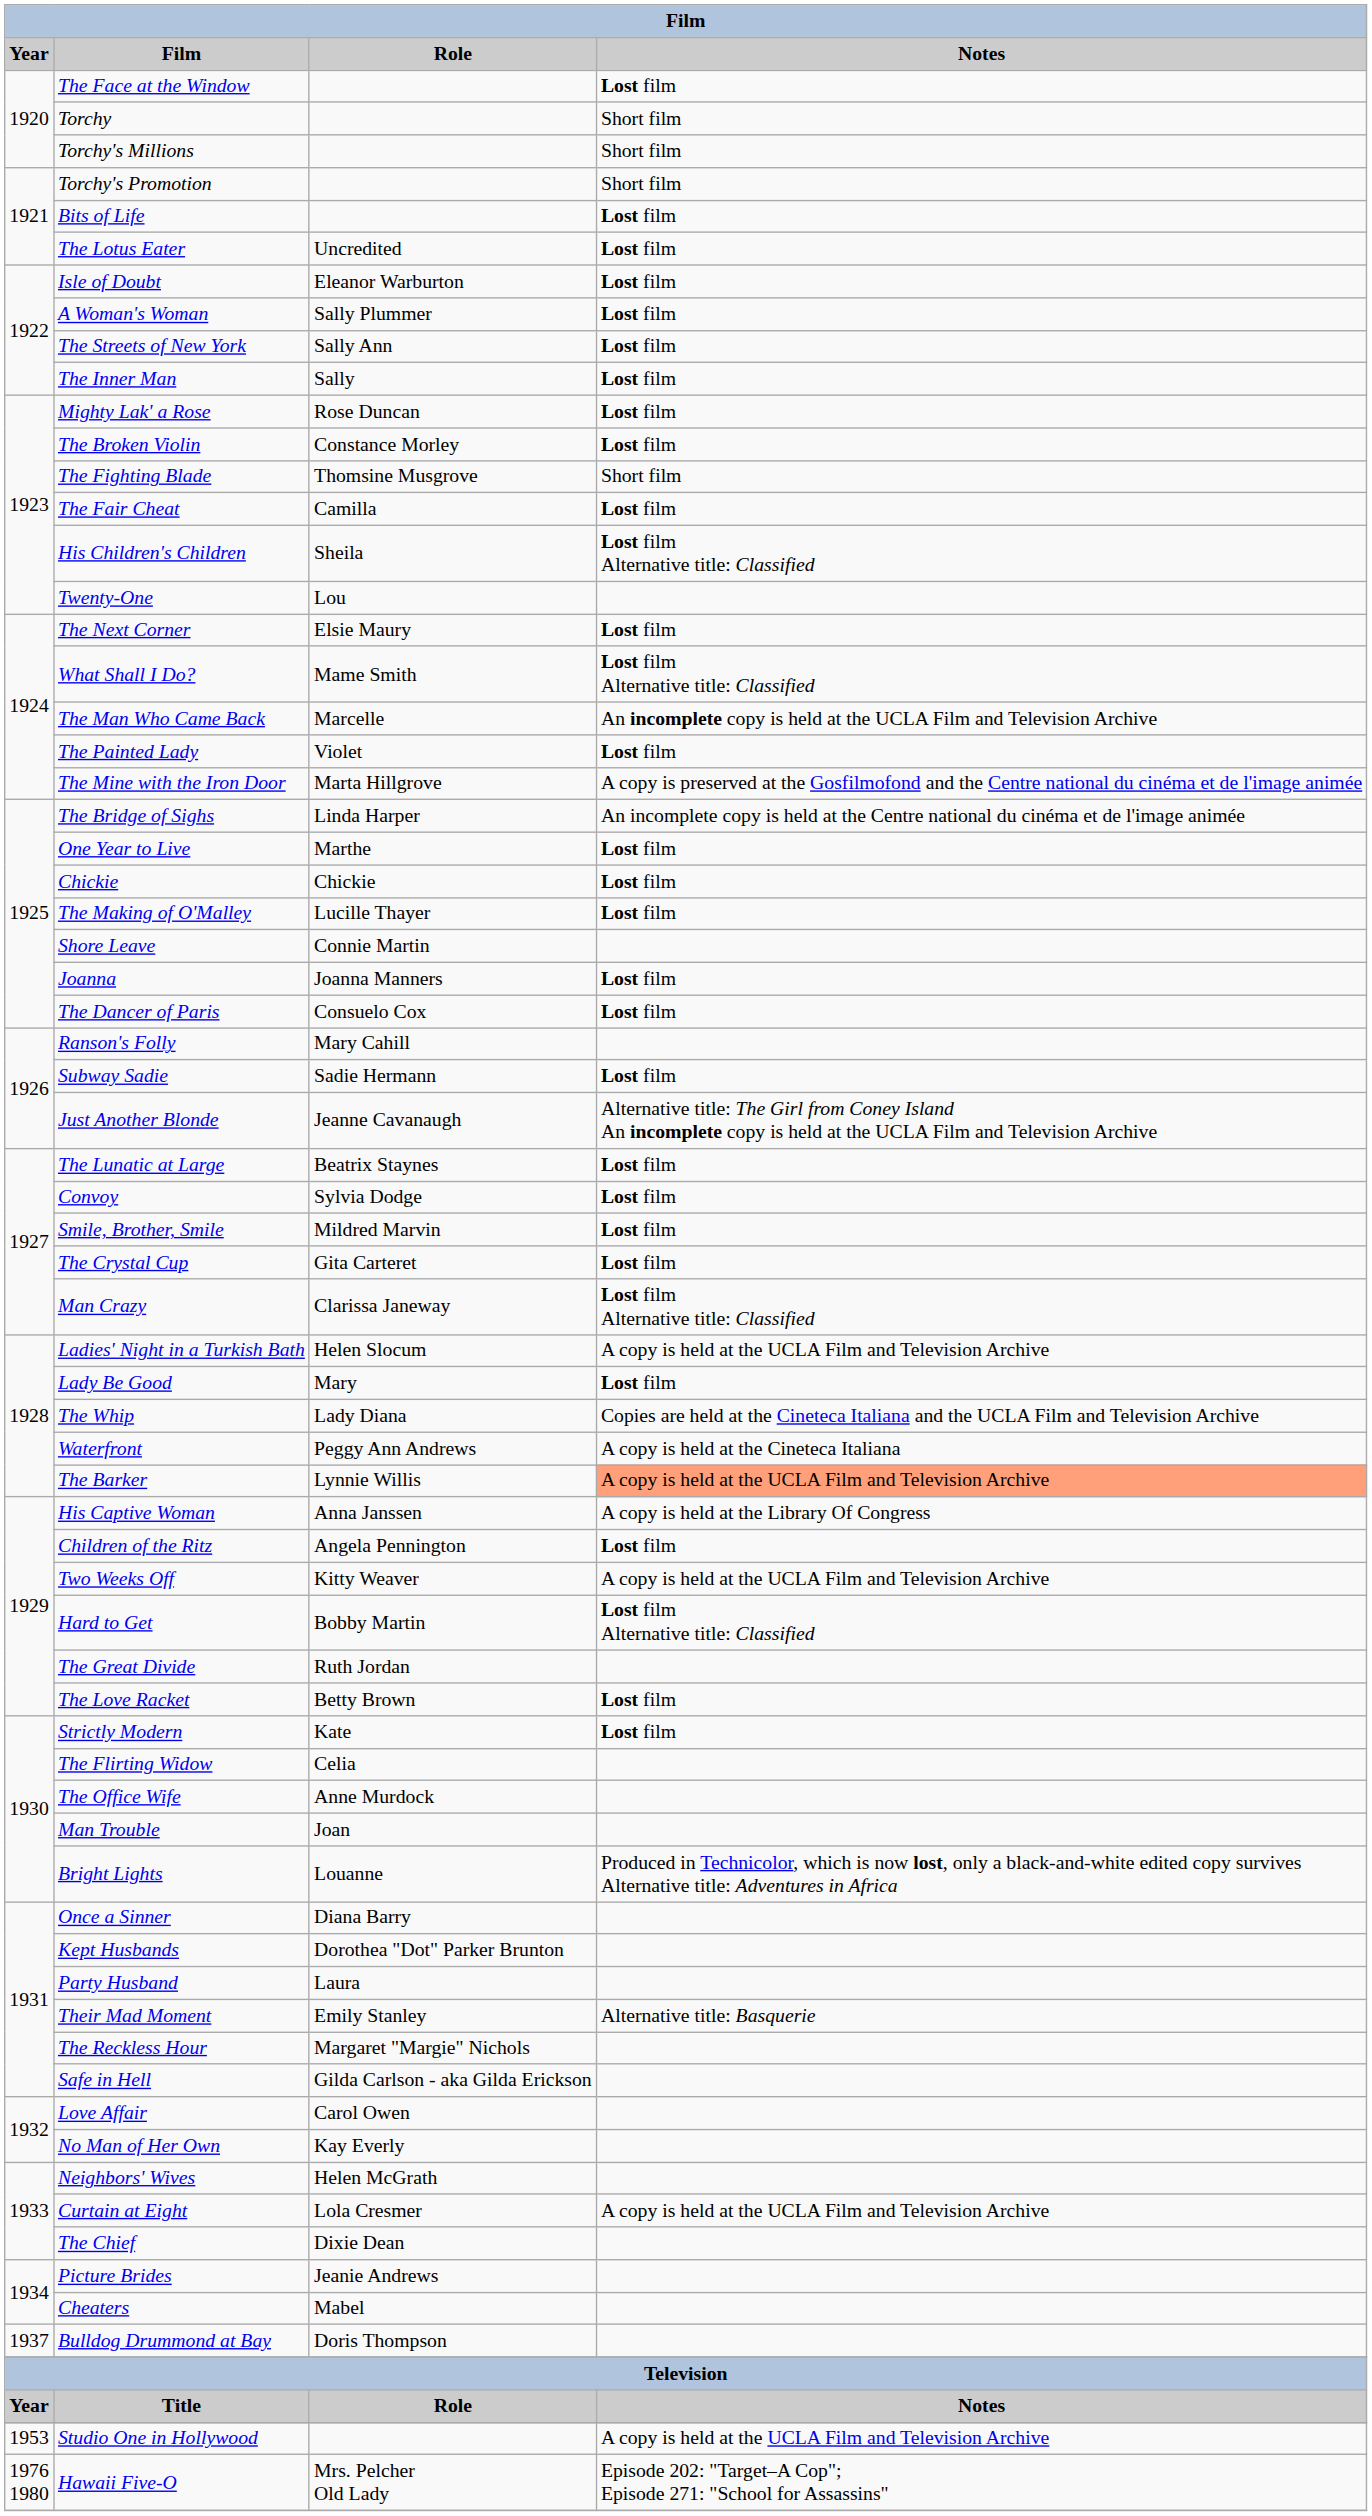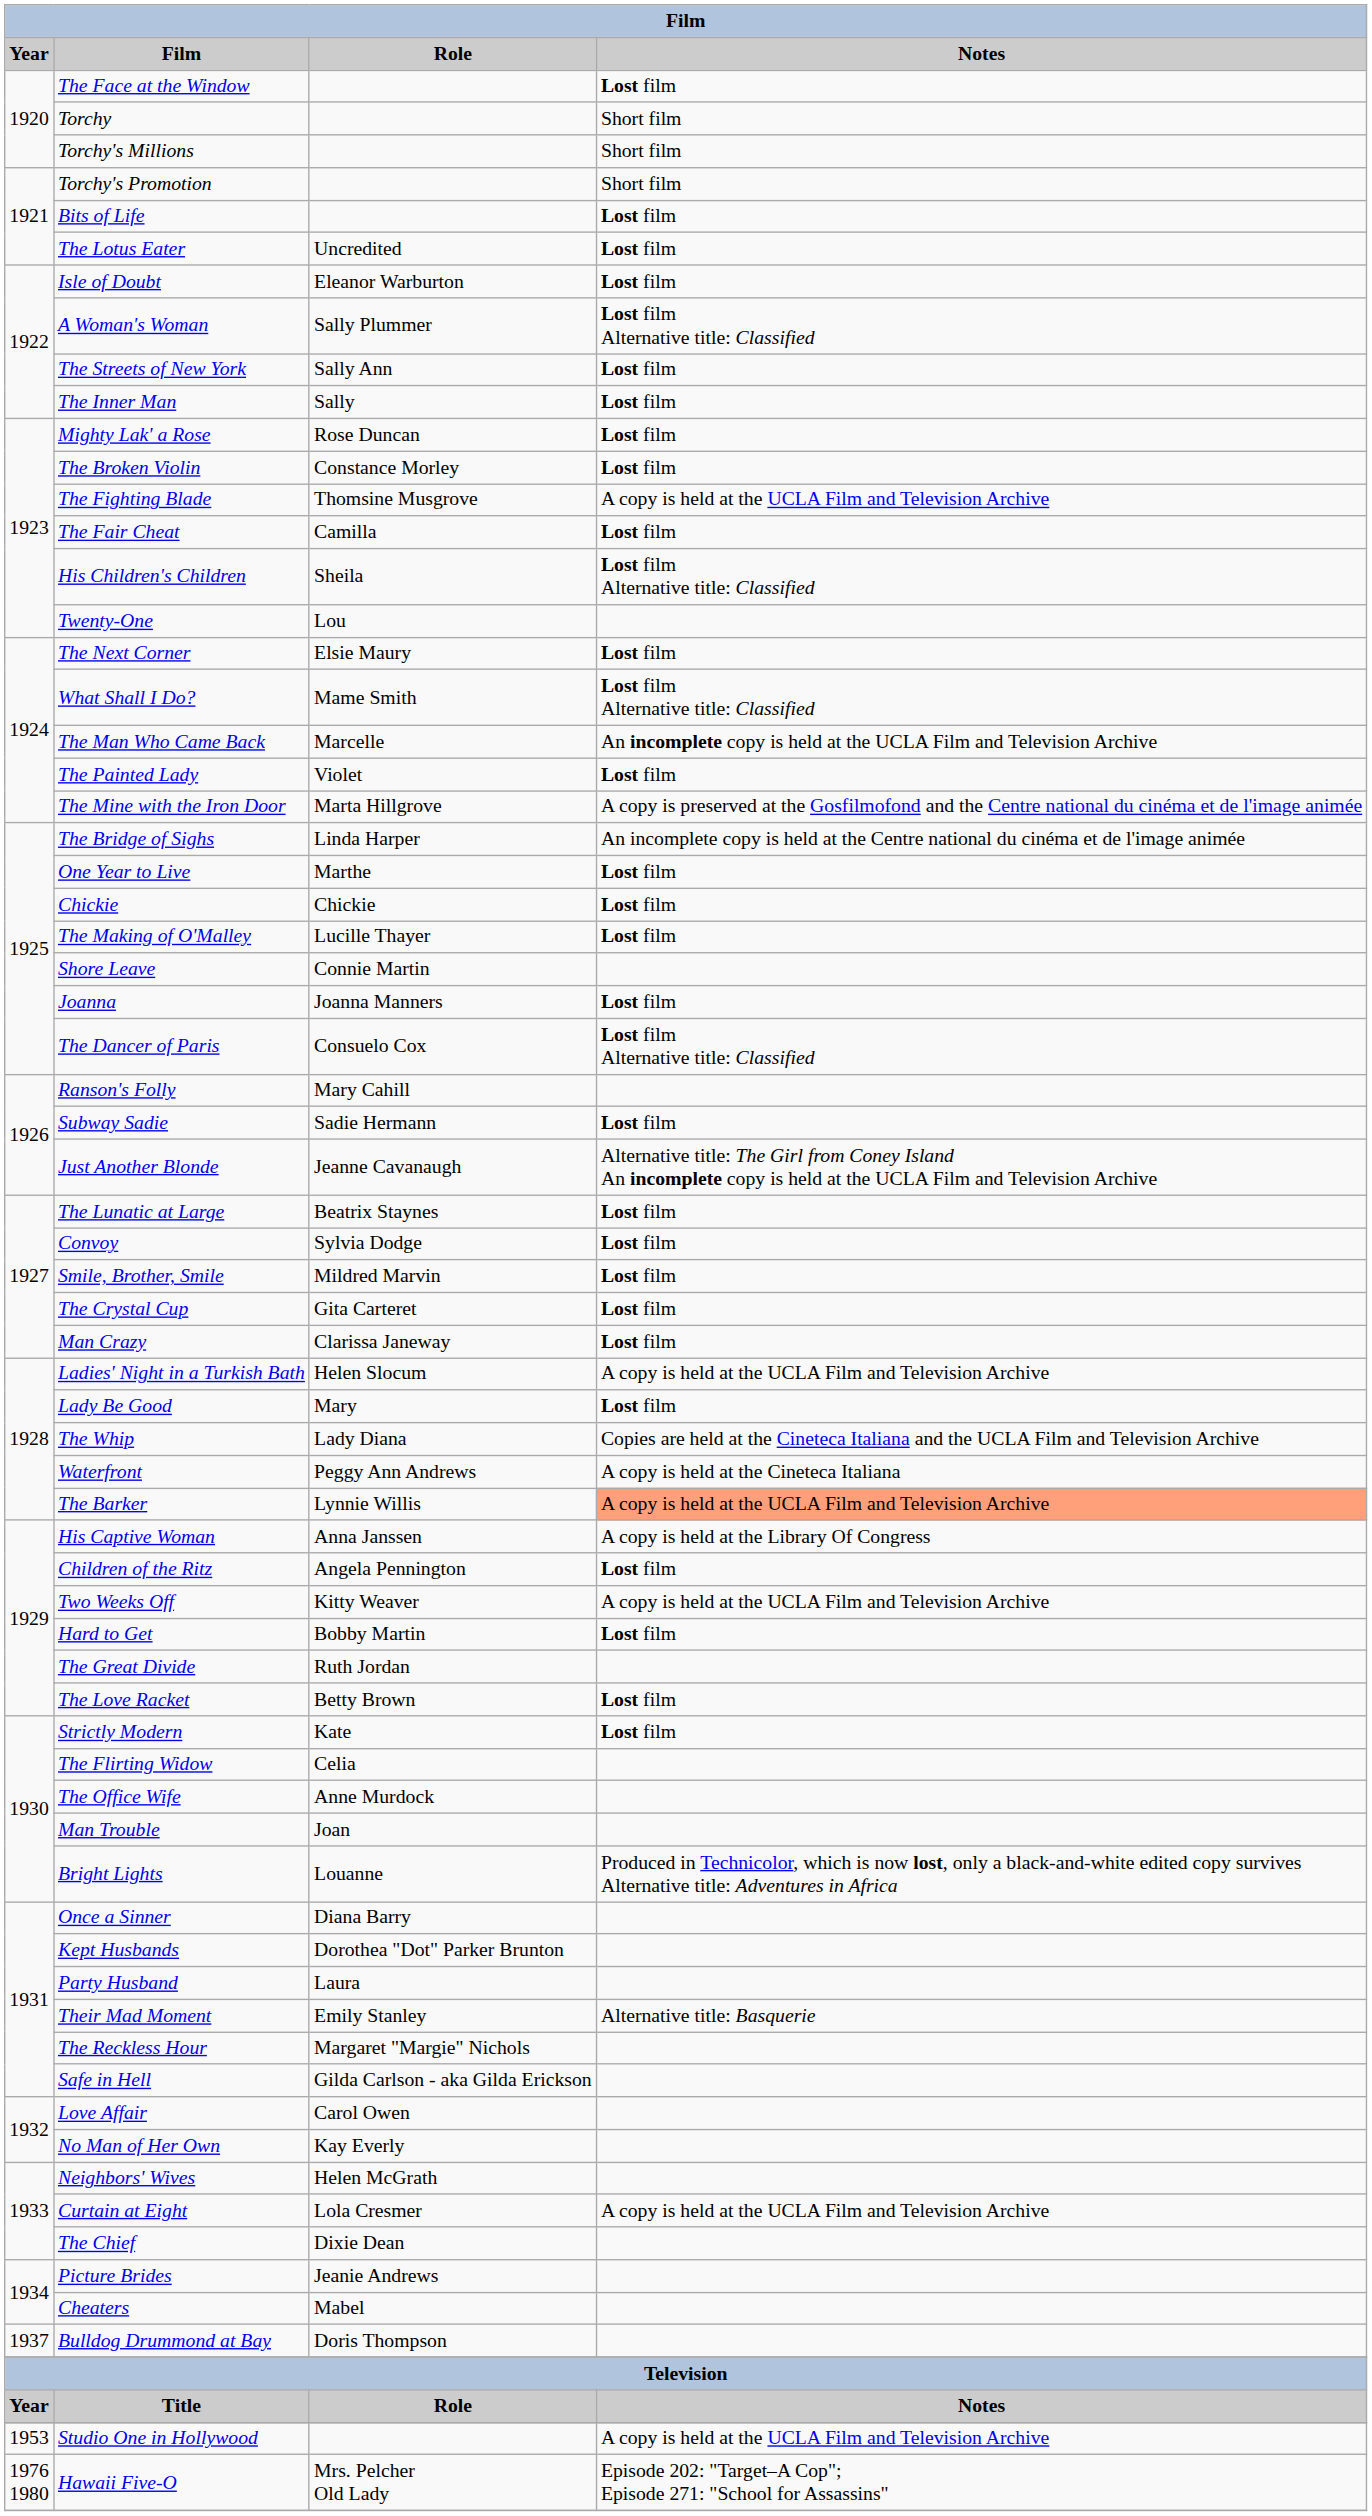(638, 313) Lost film -> (708, 325) Lost film Alternative title: Classified
(641, 476) Short film -> (825, 499) A copy is held at the UCLA Film and Television Archive
(638, 1011) Lost film -> (708, 1046) Lost film Alternative title: Classified
(708, 1306) Lost film Alternative title: Classified -> (638, 1341) Lost film
(708, 1622) Lost film Alternative title: Classified -> (638, 1634) Lost film
